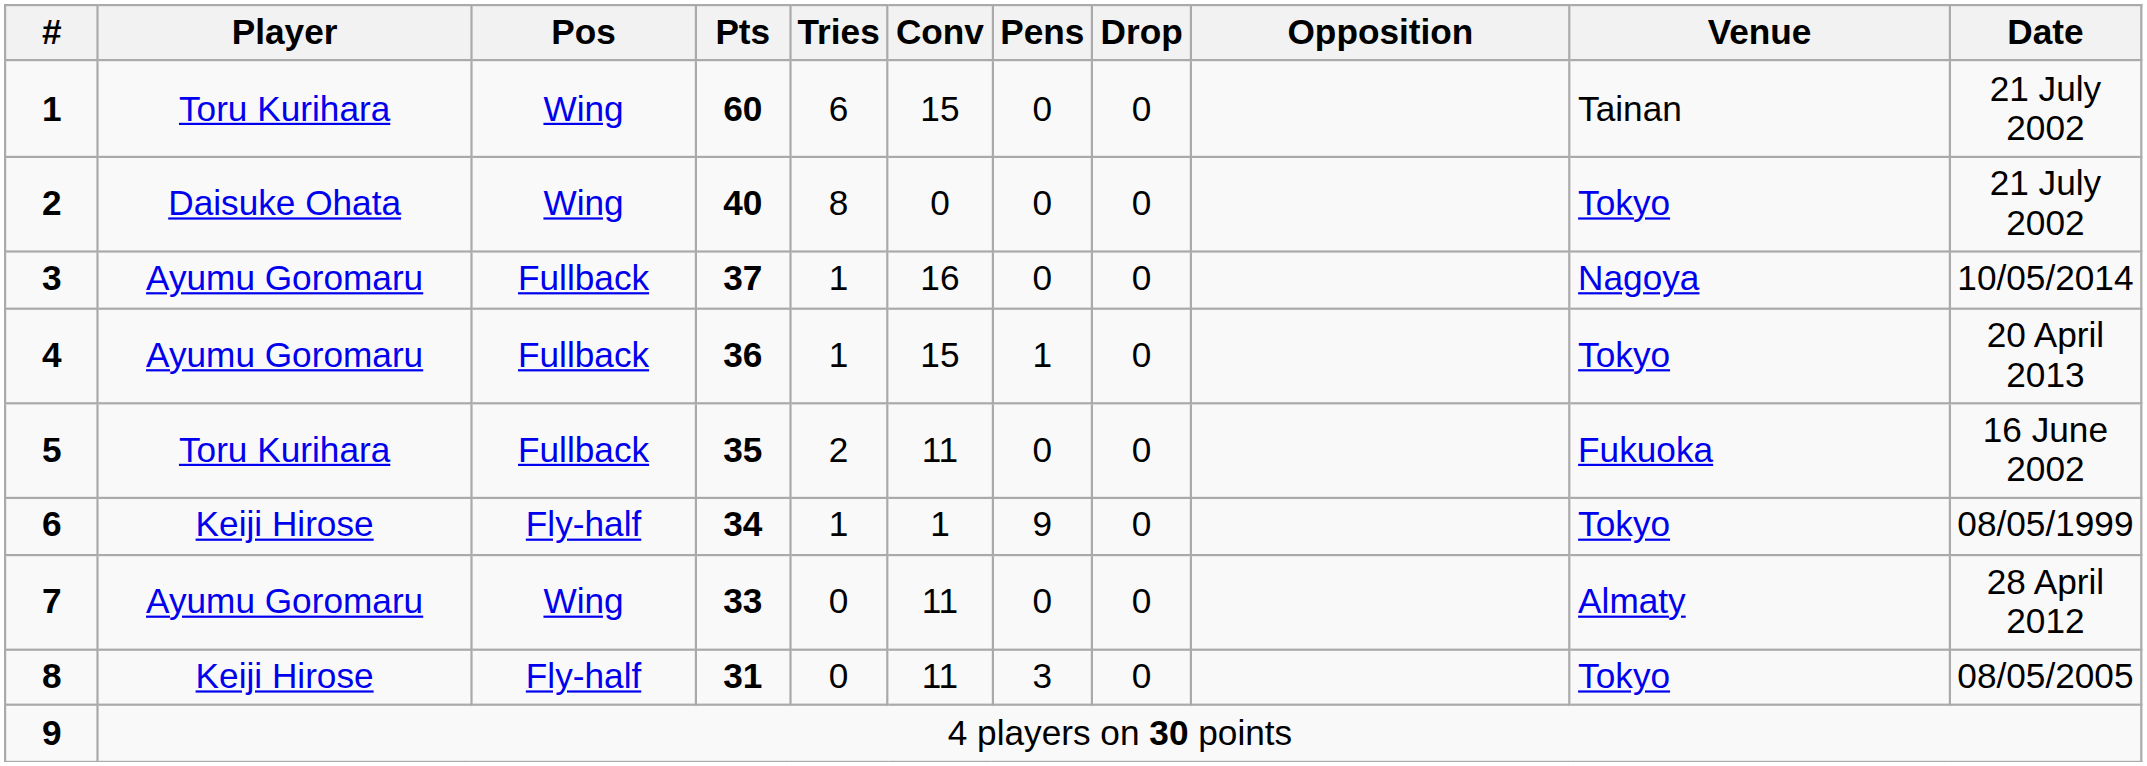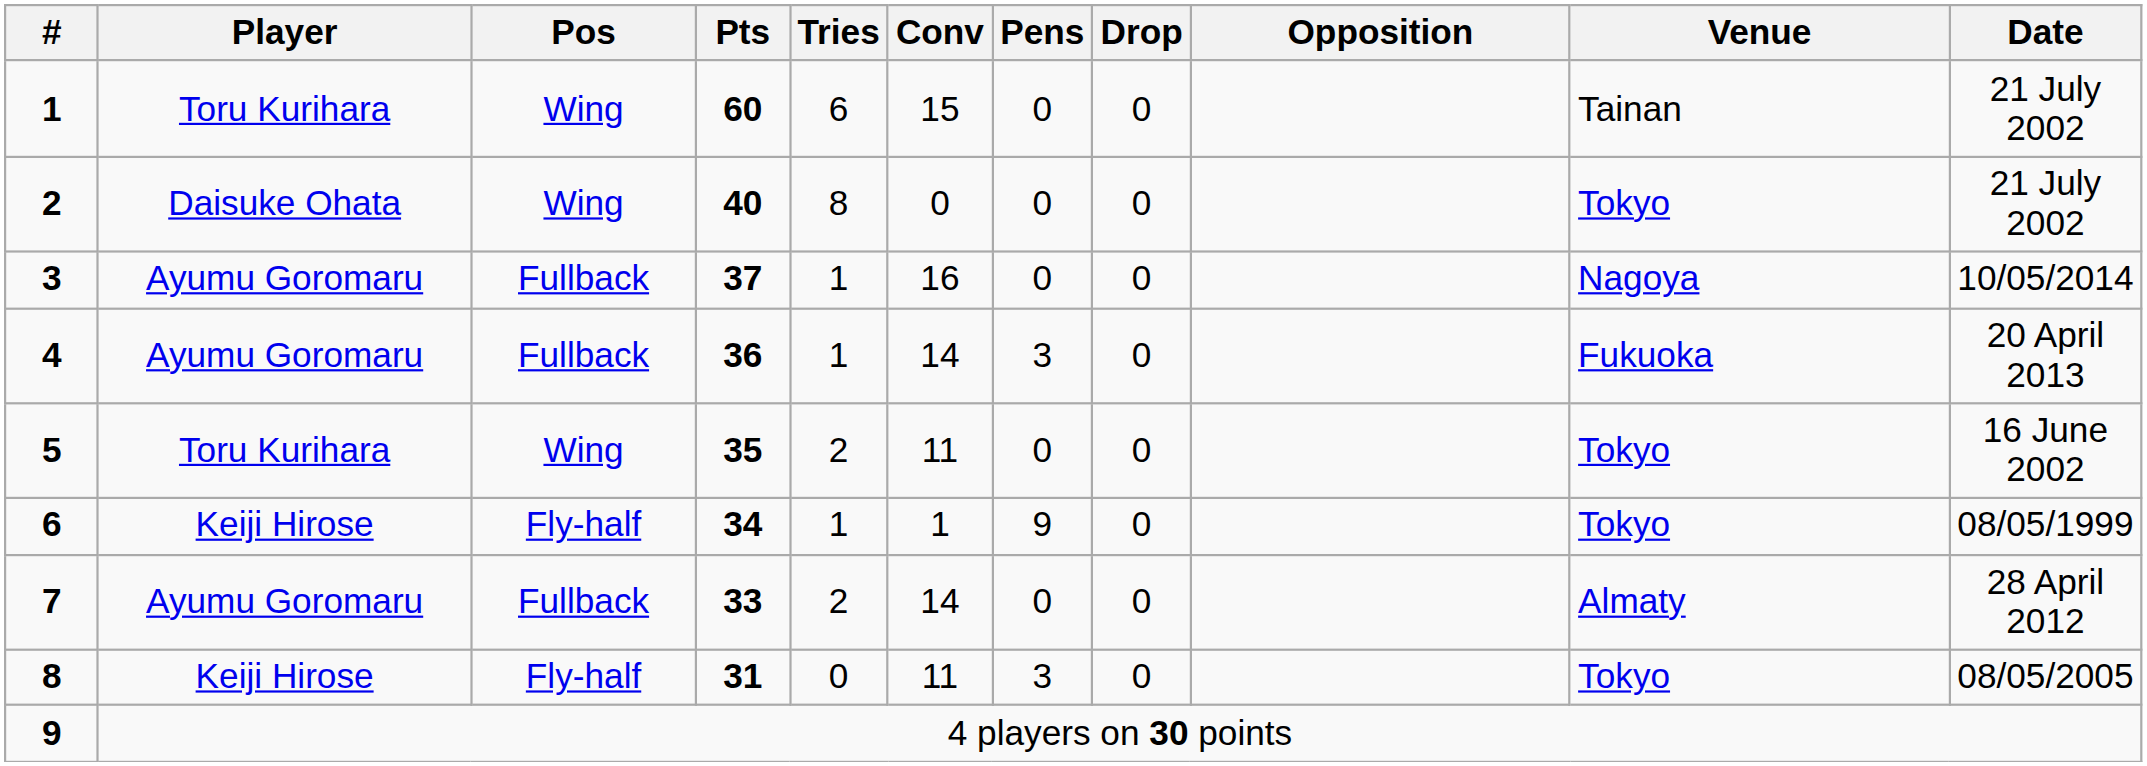(940, 354) 15 -> (940, 354) 14
(1042, 354) 1 -> (1042, 354) 3
(1624, 354) Tokyo -> (1646, 354) Fukuoka
(584, 450) Fullback -> (584, 450) Wing
(1646, 450) Fukuoka -> (1624, 450) Tokyo
(584, 601) Wing -> (584, 601) Fullback
(839, 601) 0 -> (839, 601) 2
(940, 601) 11 -> (940, 601) 14
